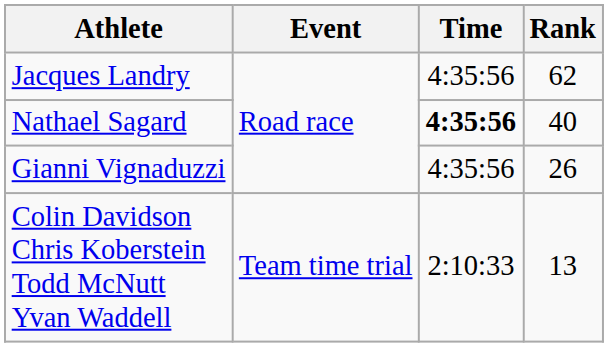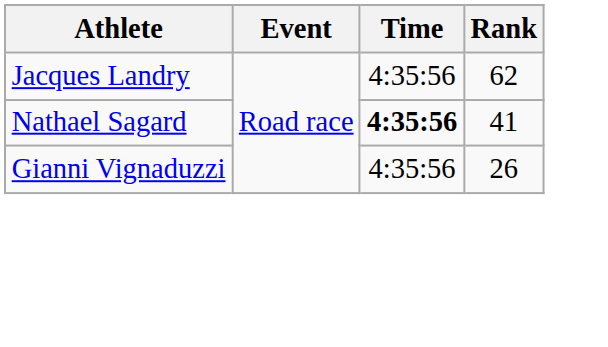(563, 122) 40 -> (504, 122) 41
- row: (109, 266)
